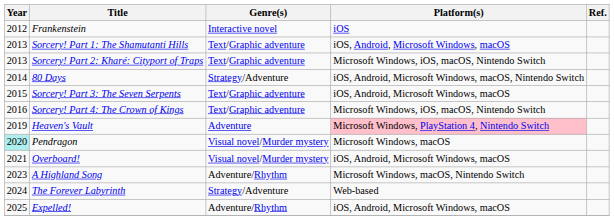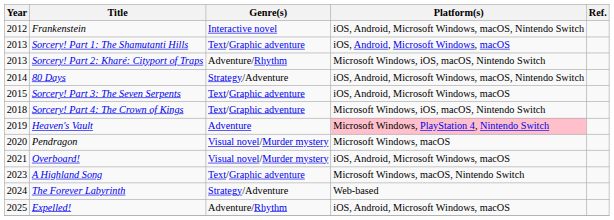(341, 28) iOS -> (459, 28) iOS, Android, Microsoft Windows, macOS, Nintendo Switch
(256, 61) Text/Graphic adventure -> (248, 61) Adventure/Rhythm
(17, 110) 2016 -> (17, 110) 2018
(17, 142) paleturquoise background -> (17, 142) no background
(248, 175) Adventure/Rhythm -> (256, 175) Text/Graphic adventure
